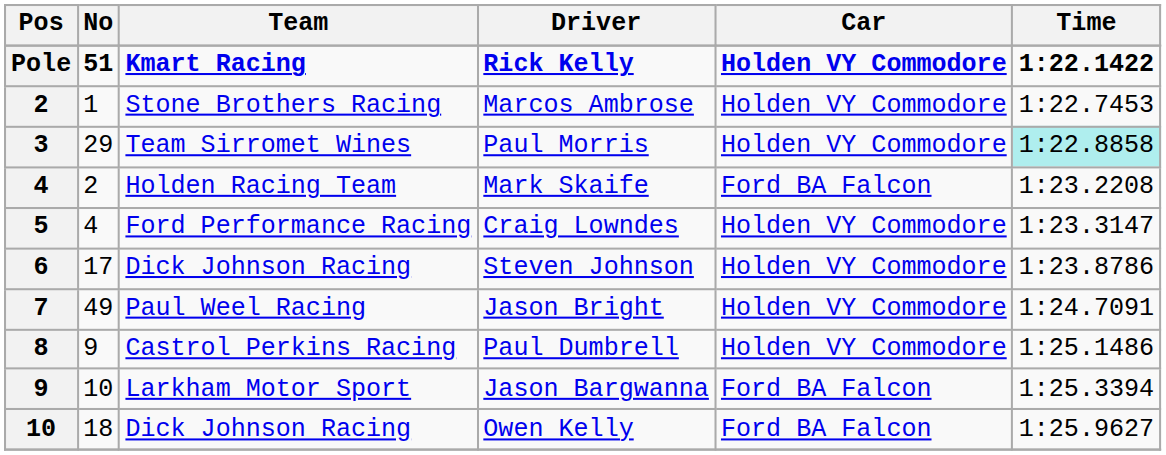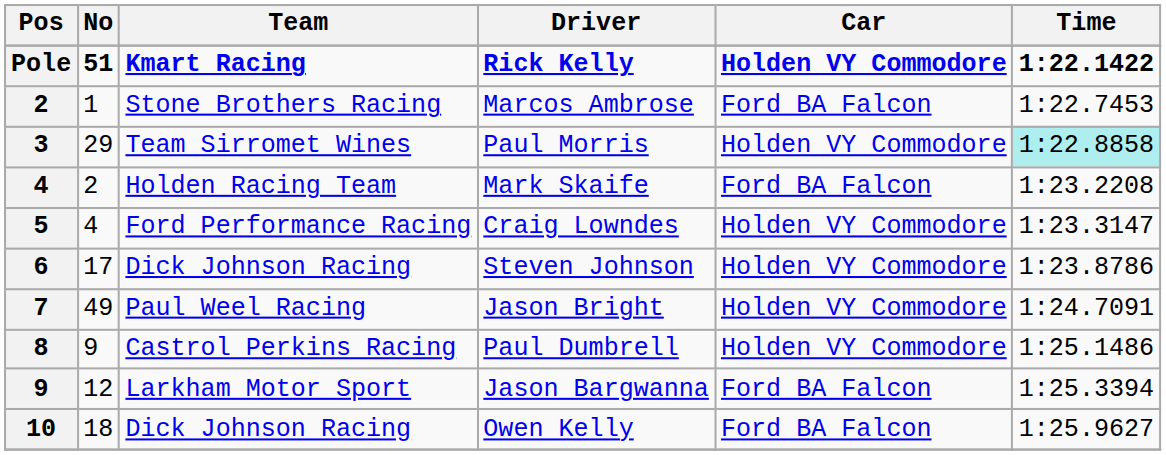(864, 107) Holden VY Commodore -> (826, 107) Ford BA Falcon
(98, 390) 10 -> (98, 390) 12
